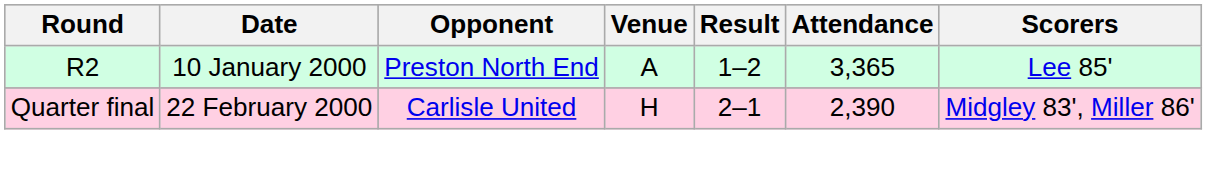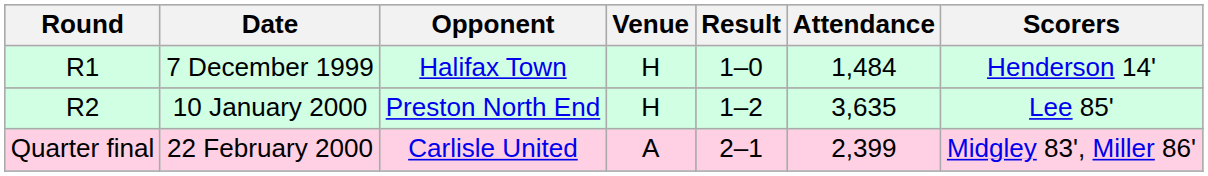+ row: (270, 66)
(649, 66) A -> (651, 107) H
(862, 66) 3,365 -> (864, 107) 3,635
(649, 107) H -> (651, 149) A
(862, 107) 2,390 -> (864, 149) 2,399
